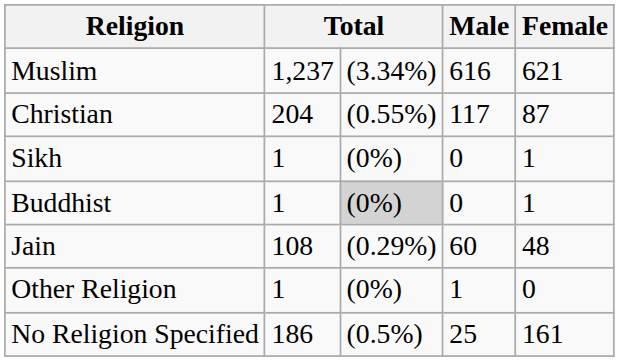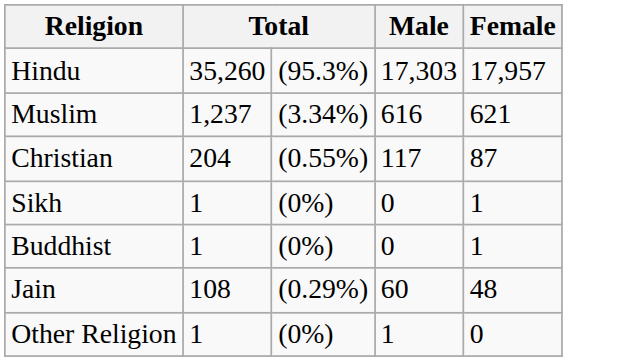+ row: (46, 70)
(374, 202) lightgrey background -> (306, 245) no background
- row: (135, 333)
